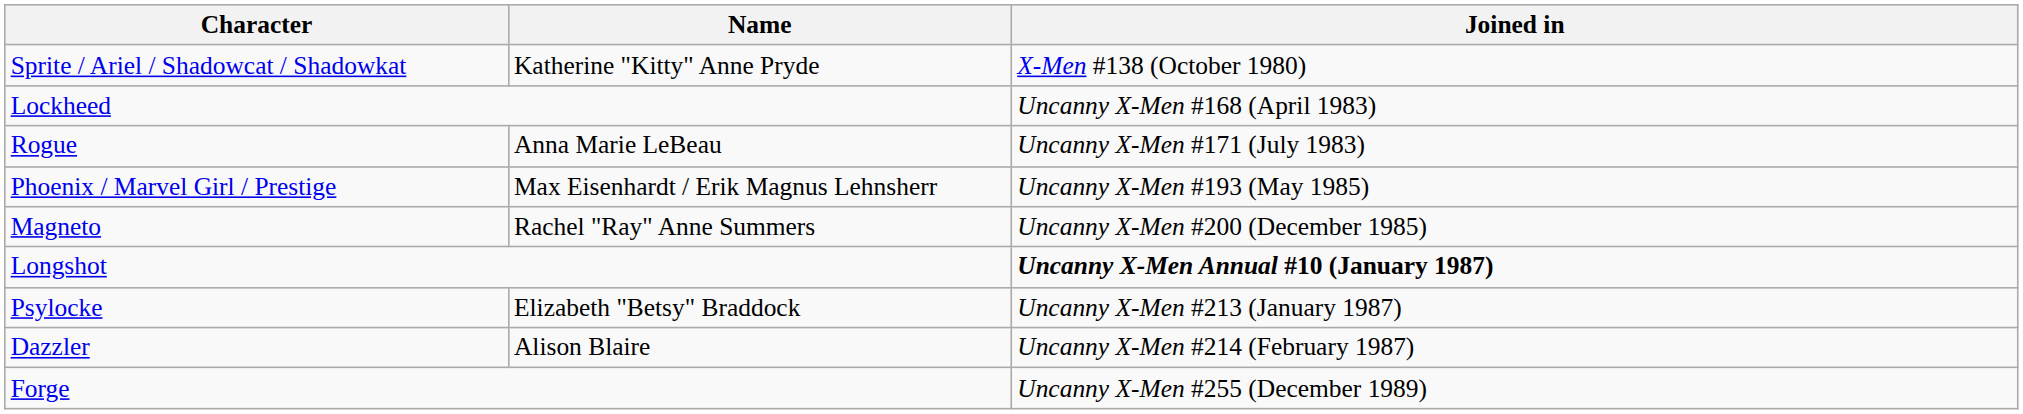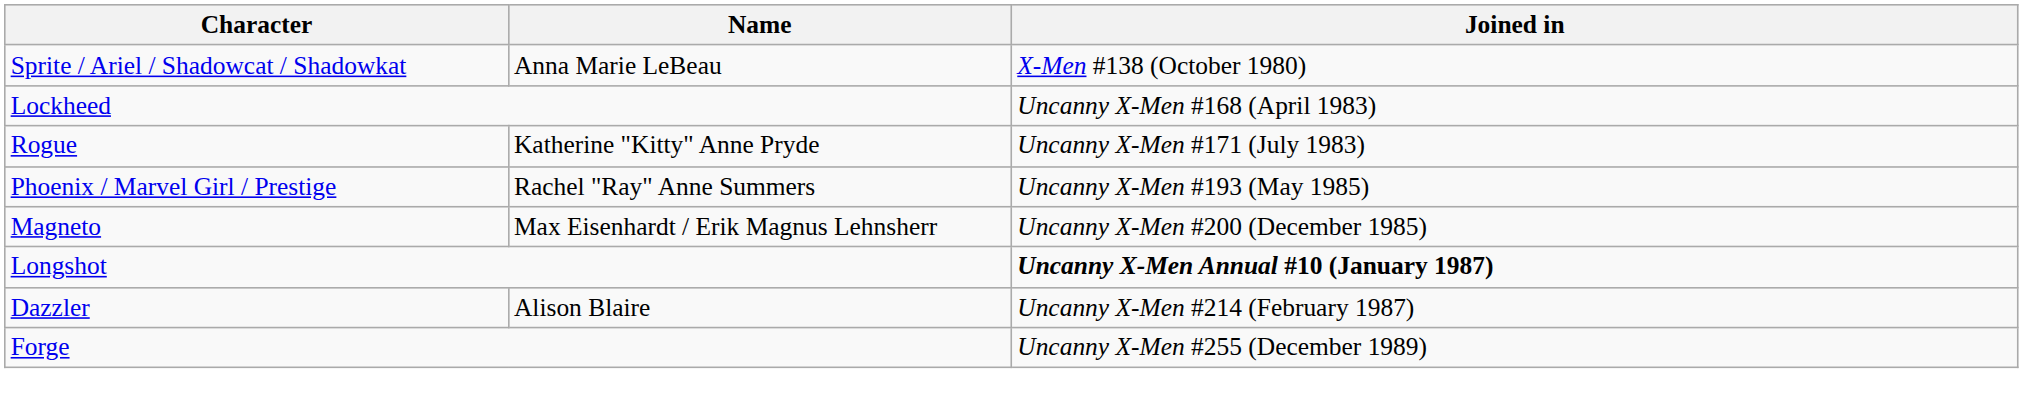(667, 65) Katherine "Kitty" Anne Pryde -> (618, 65) Anna Marie LeBeau
(618, 145) Anna Marie LeBeau -> (667, 145) Katherine "Kitty" Anne Pryde
(726, 186) Max Eisenhardt / Erik Magnus Lehnsherr -> (665, 186) Rachel "Ray" Anne Summers
(665, 226) Rachel "Ray" Anne Summers -> (726, 226) Max Eisenhardt / Erik Magnus Lehnsherr
- row: (57, 307)
